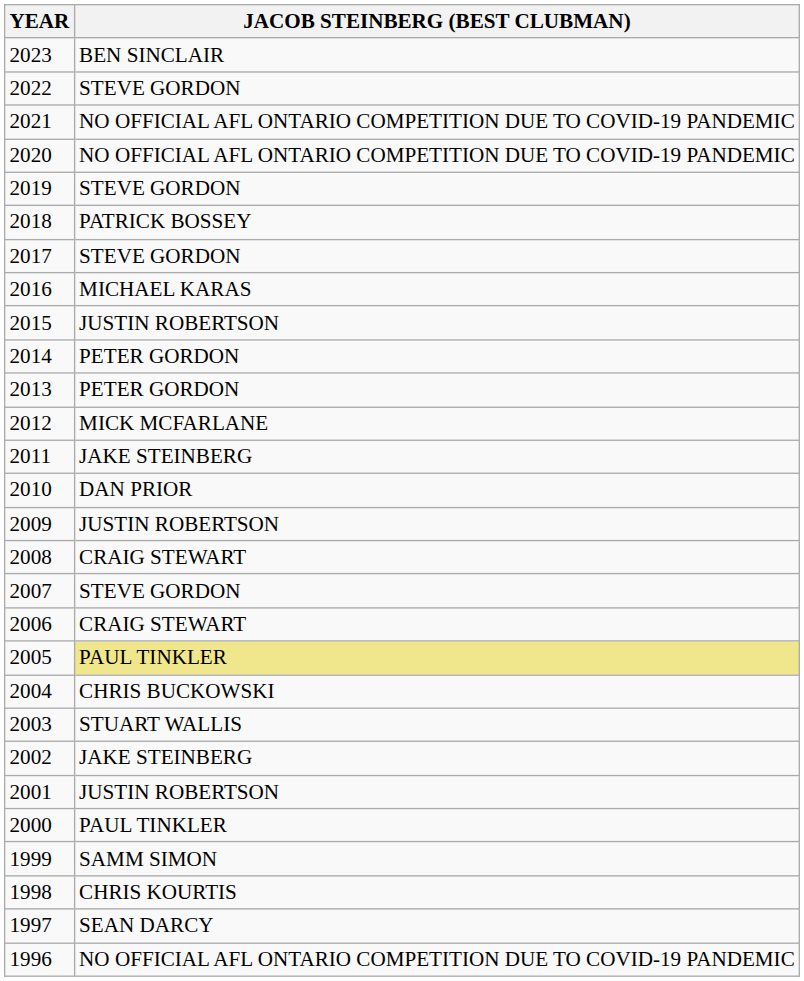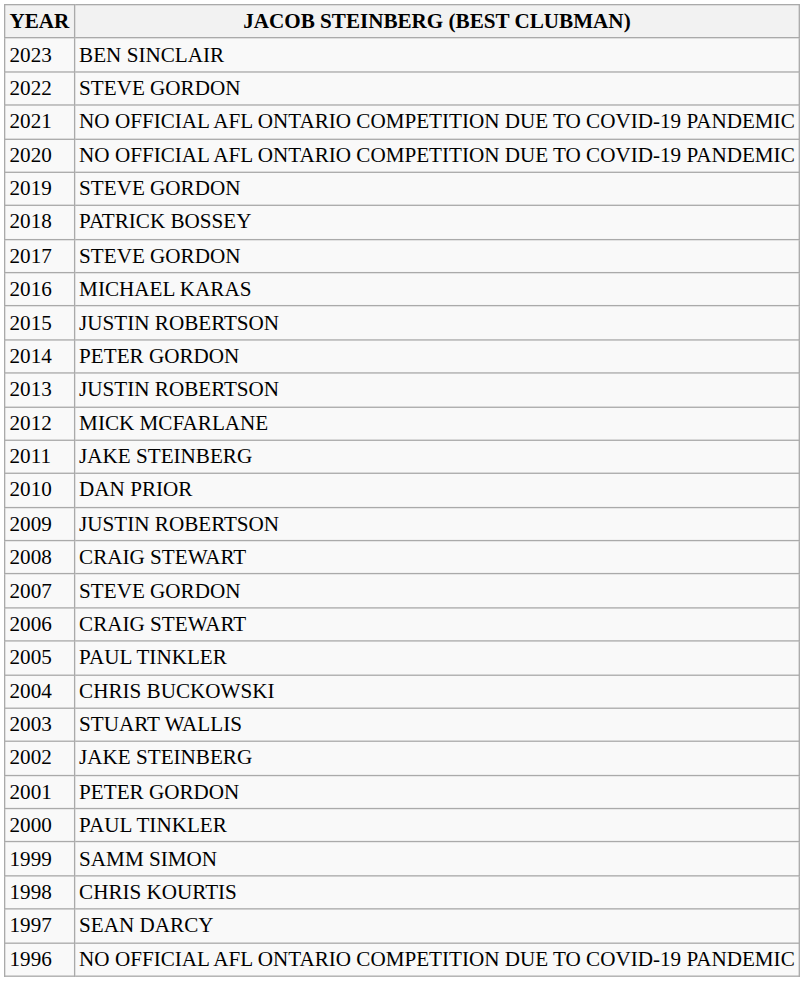(159, 389) PETER GORDON -> (179, 389) JUSTIN ROBERTSON
(153, 657) khaki background -> (153, 657) no background
(179, 791) JUSTIN ROBERTSON -> (159, 791) PETER GORDON
